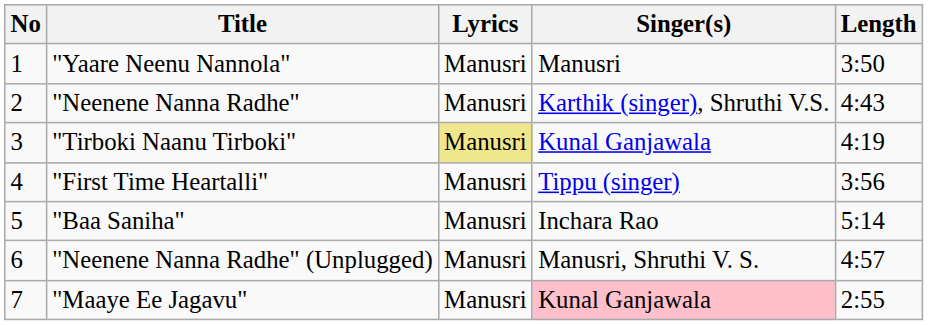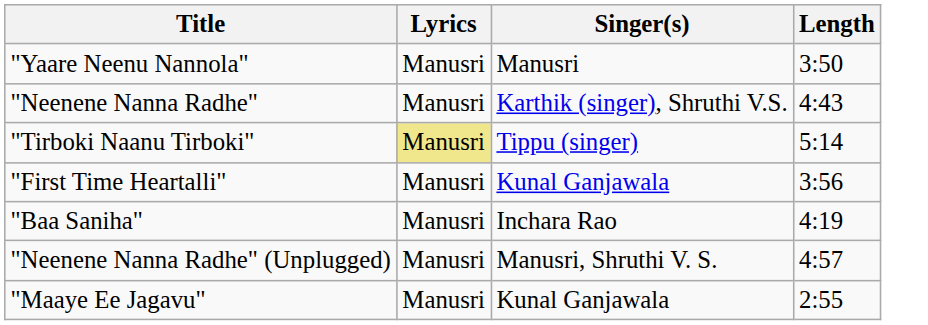- column: (26, 24)
(625, 142) Kunal Ganjawala -> (567, 142) Tippu (singer)
(863, 142) 4:19 -> (821, 142) 5:14
(609, 181) Tippu (singer) -> (583, 181) Kunal Ganjawala
(863, 220) 5:14 -> (821, 220) 4:19
(625, 299) pink background -> (583, 299) no background
